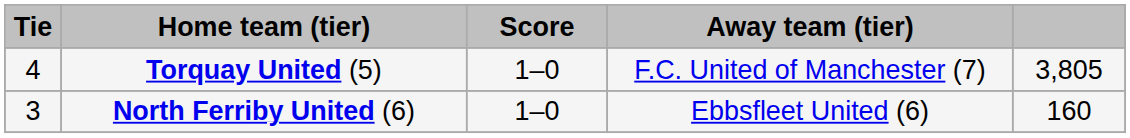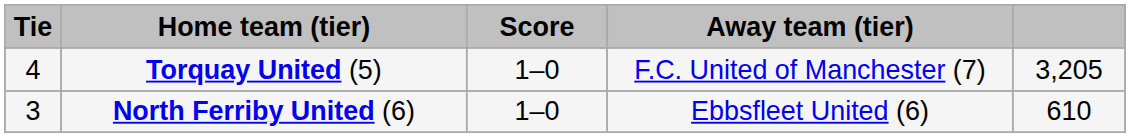(1069, 69) 3,805 -> (1069, 69) 3,205
(1069, 112) 160 -> (1069, 112) 610
